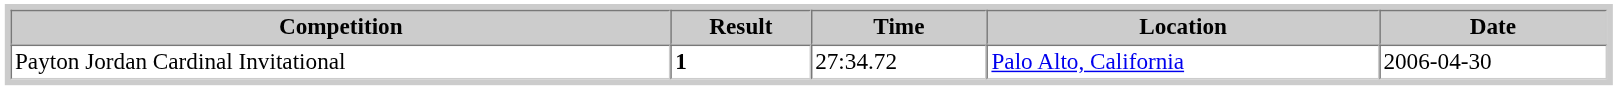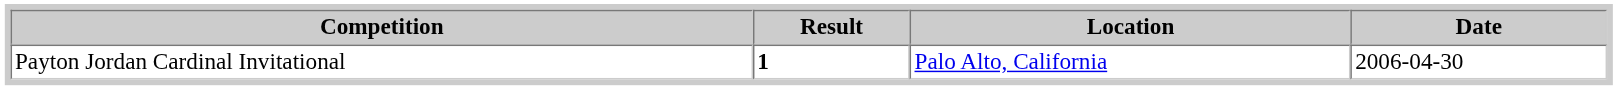- column: (899, 26)
